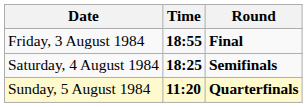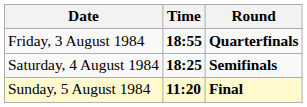(226, 41) Final -> (254, 41) Quarterfinals
(254, 89) Quarterfinals -> (226, 89) Final
